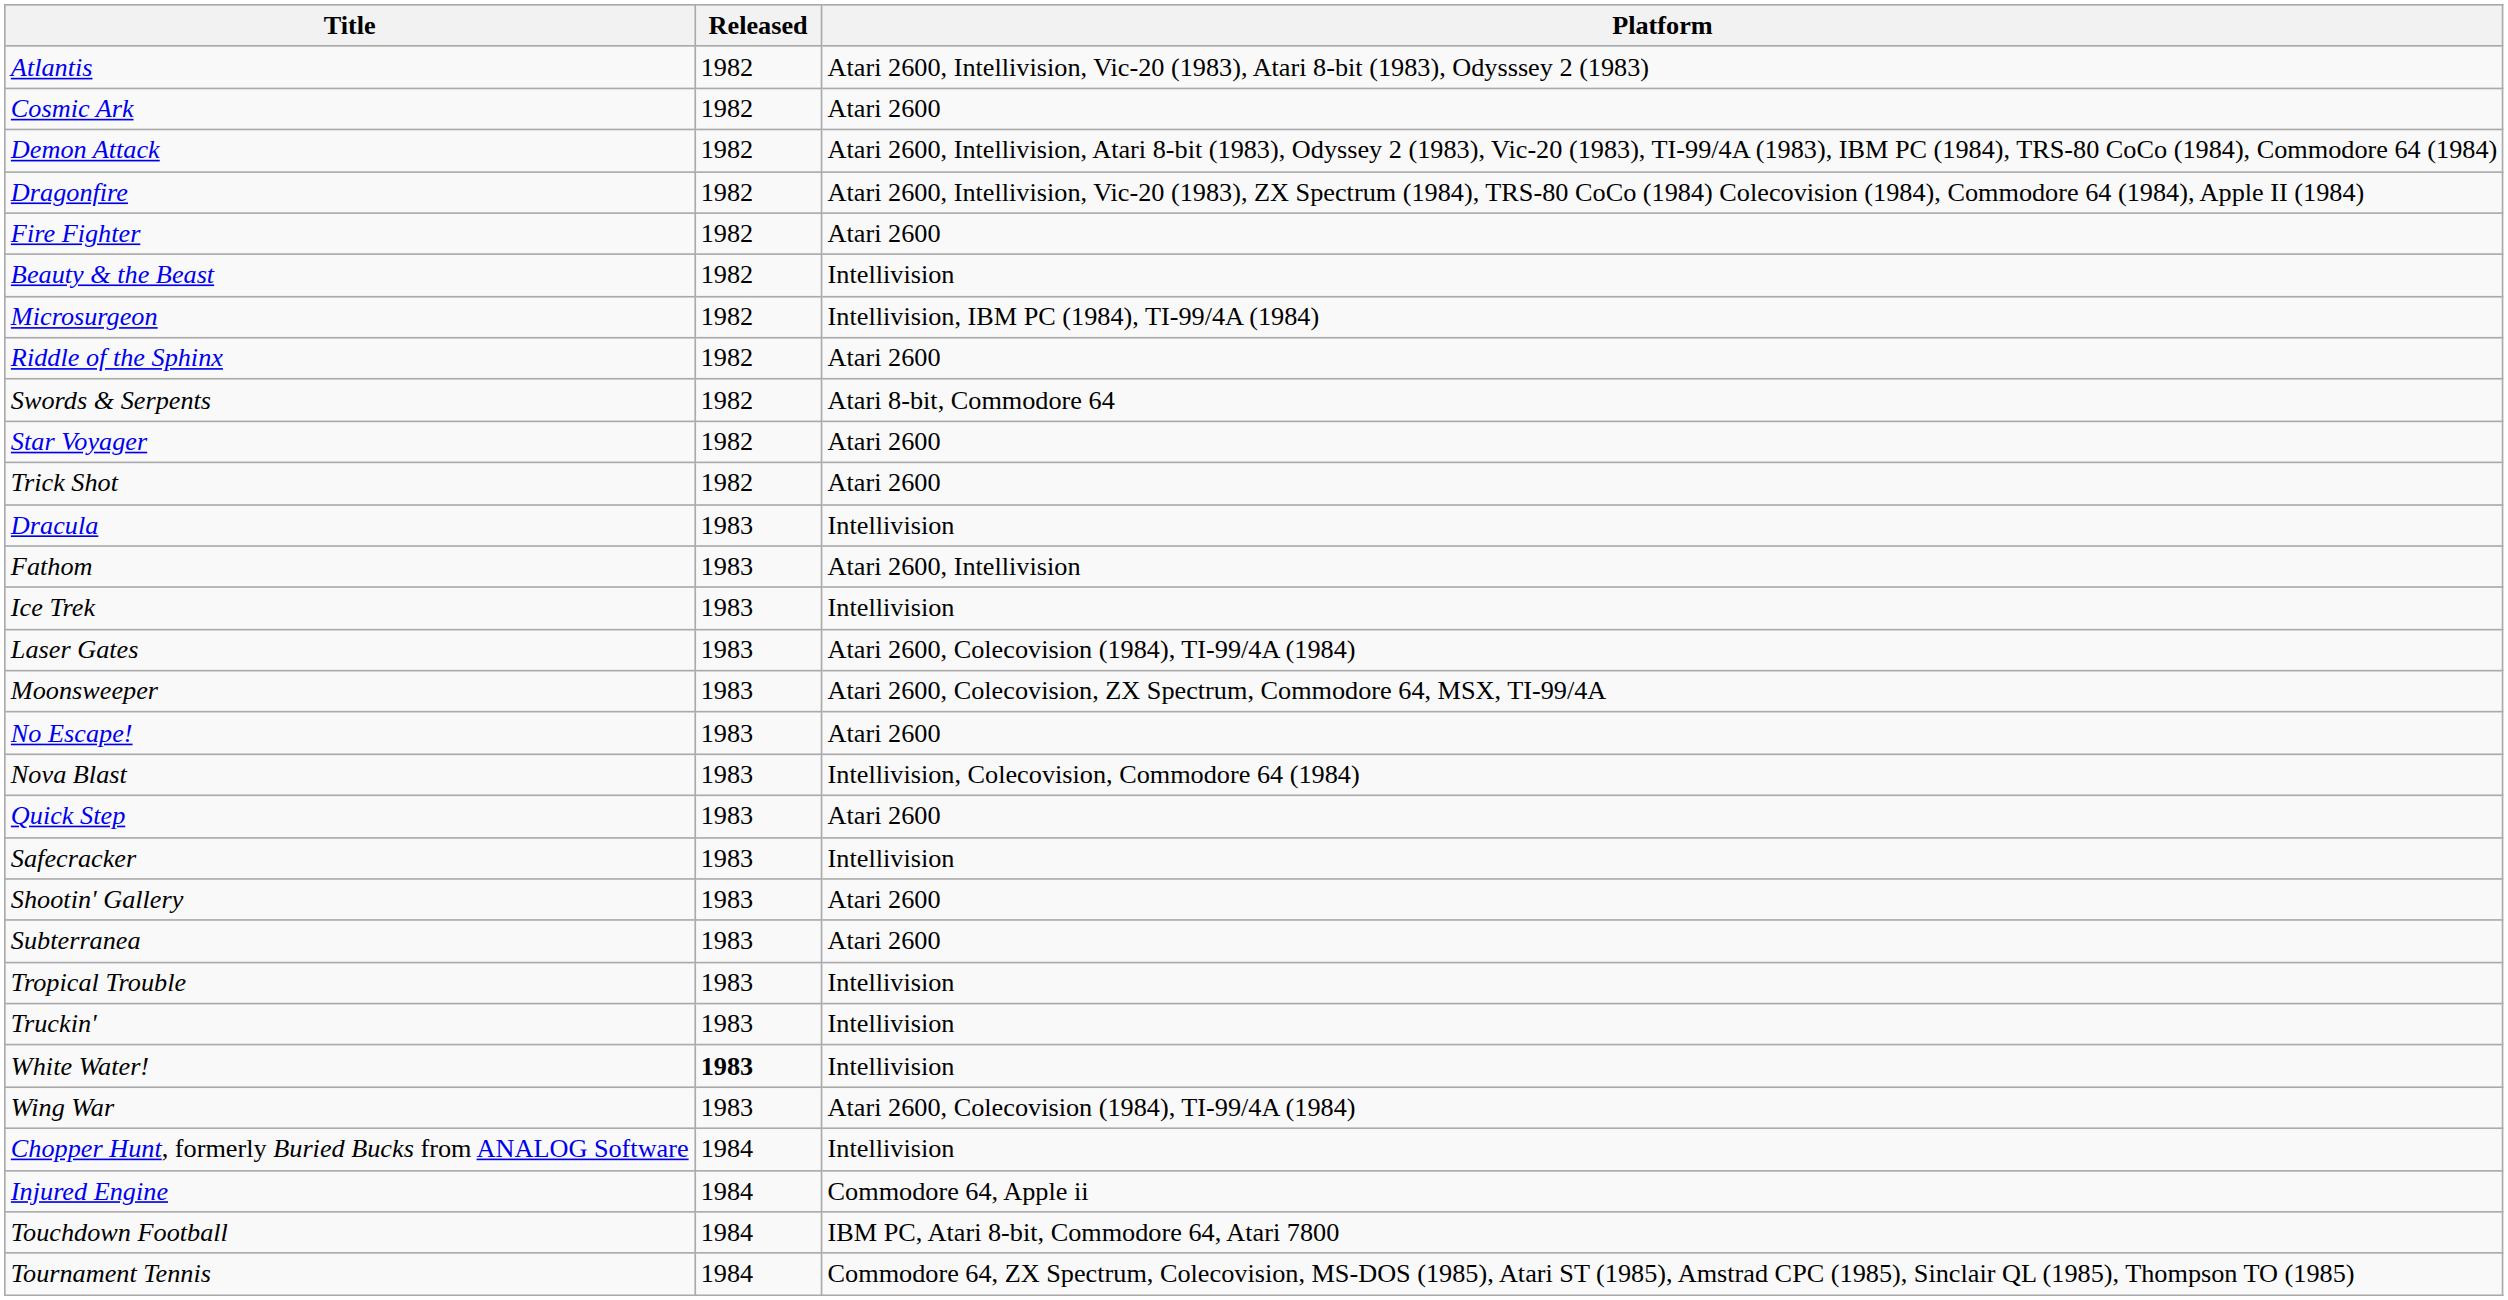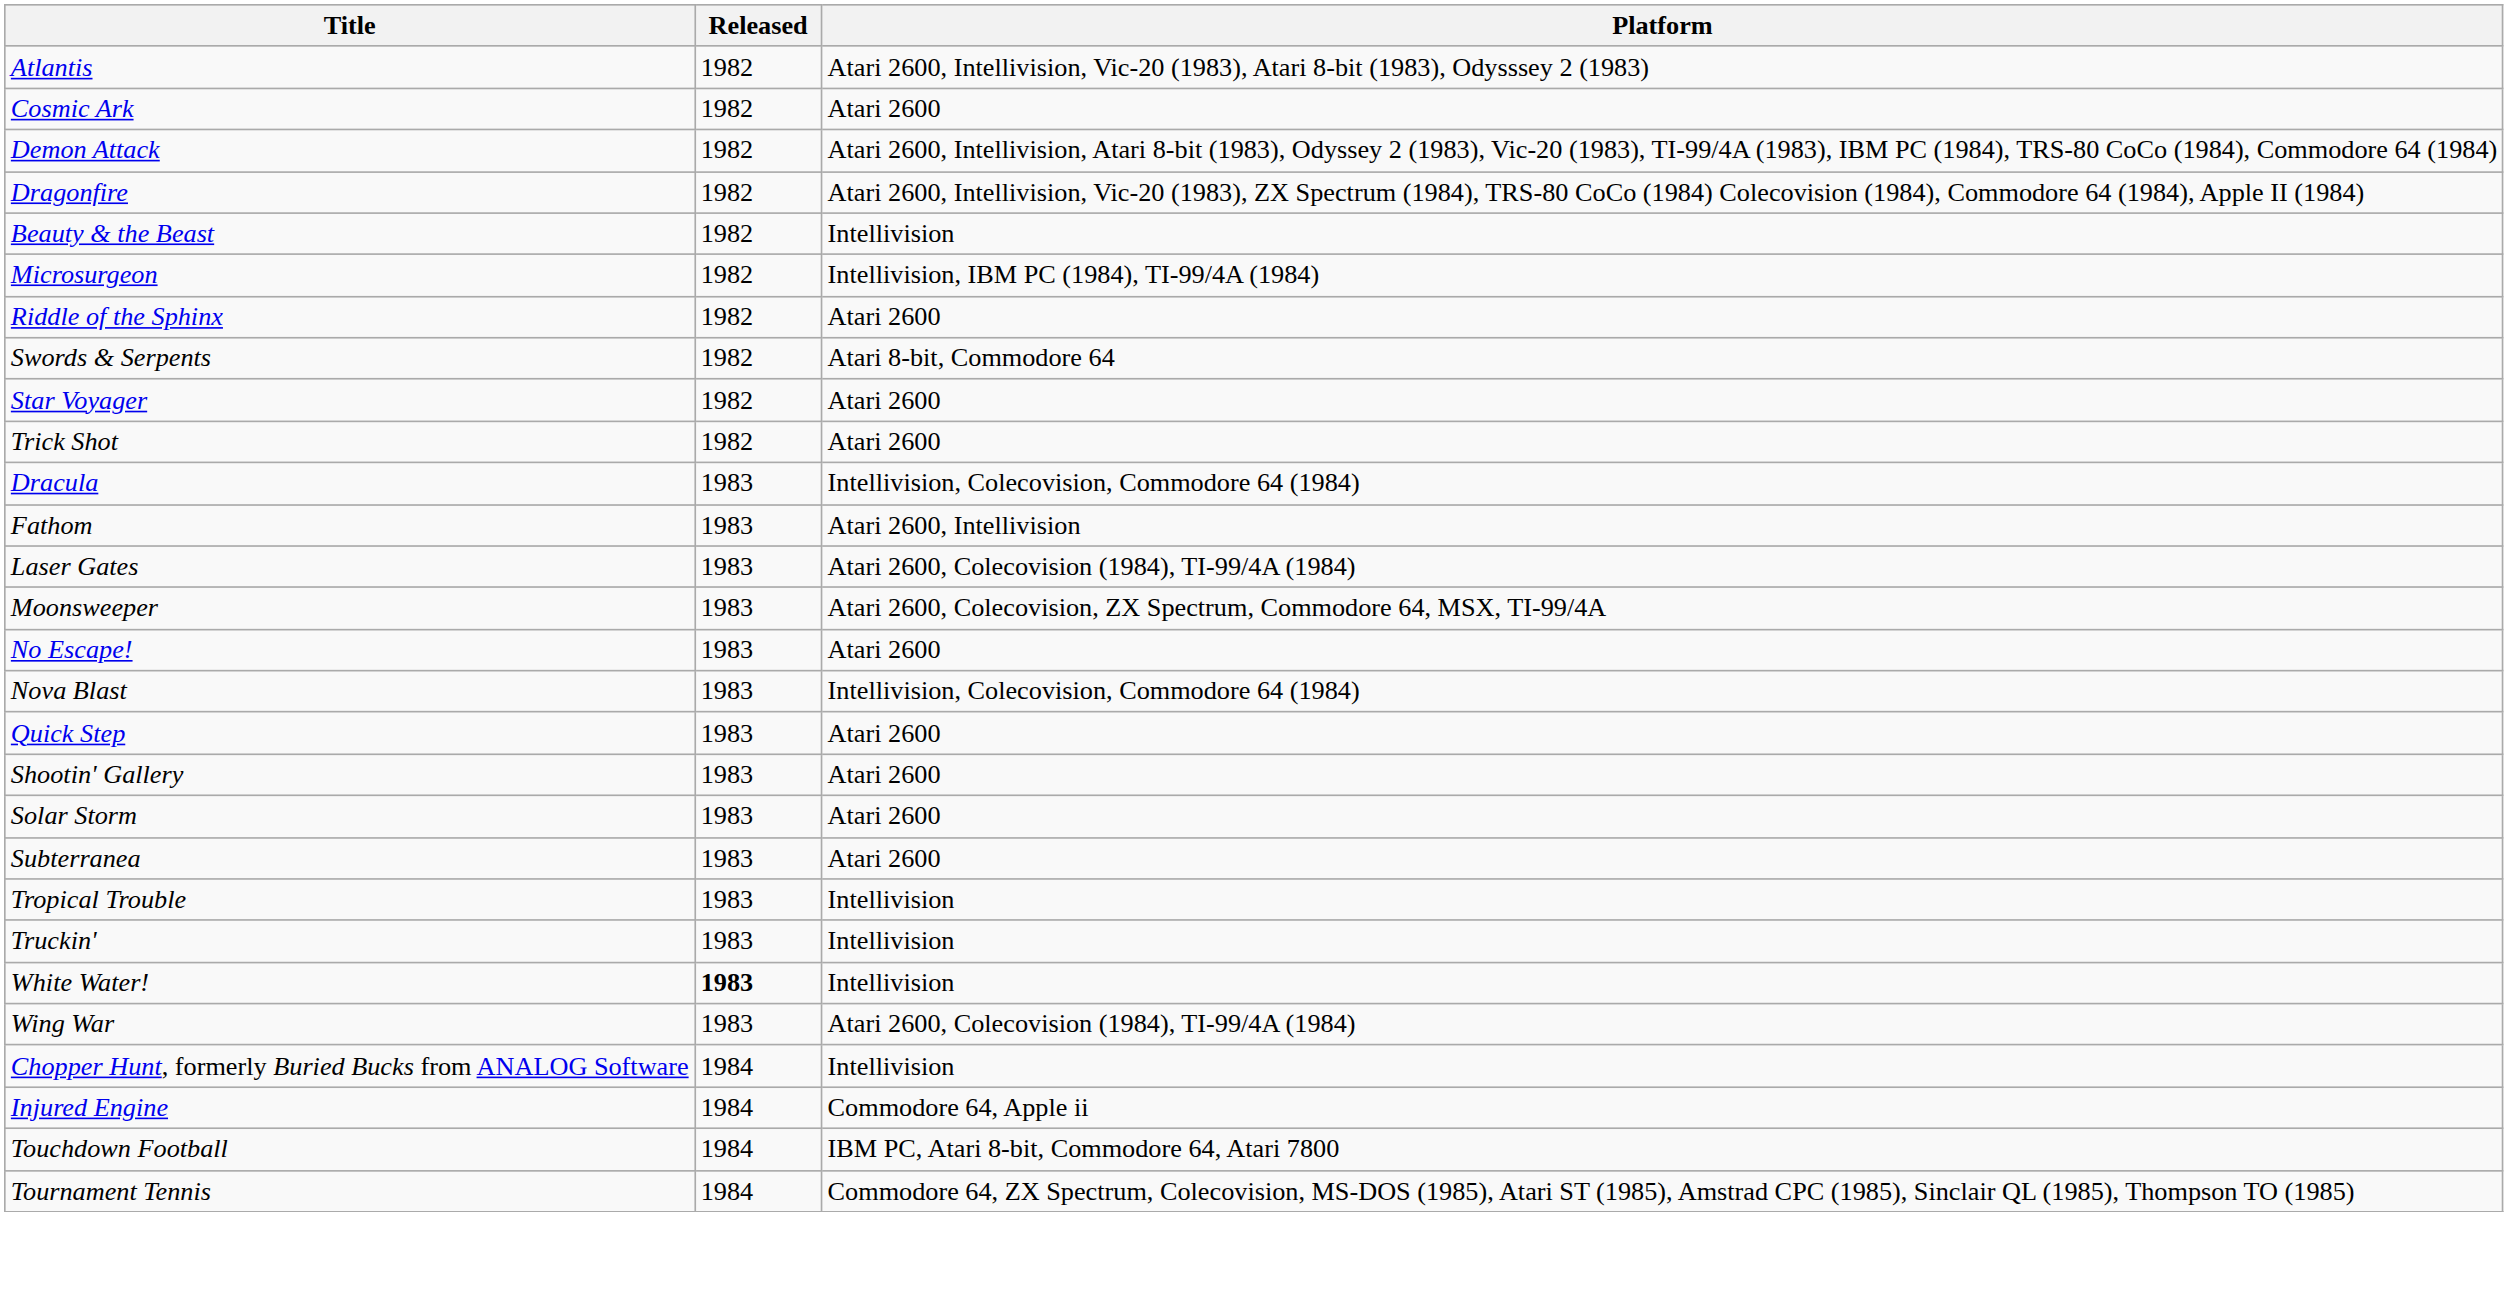- row: (76, 233)
(891, 524) Intellivision -> (1094, 483) Intellivision, Colecovision, Commodore 64 (1984)
- row: (53, 607)
- row: (74, 857)
+ row: (74, 815)
